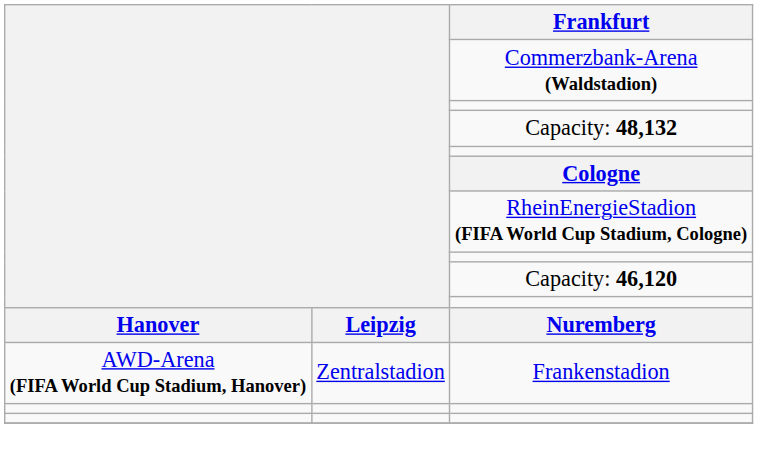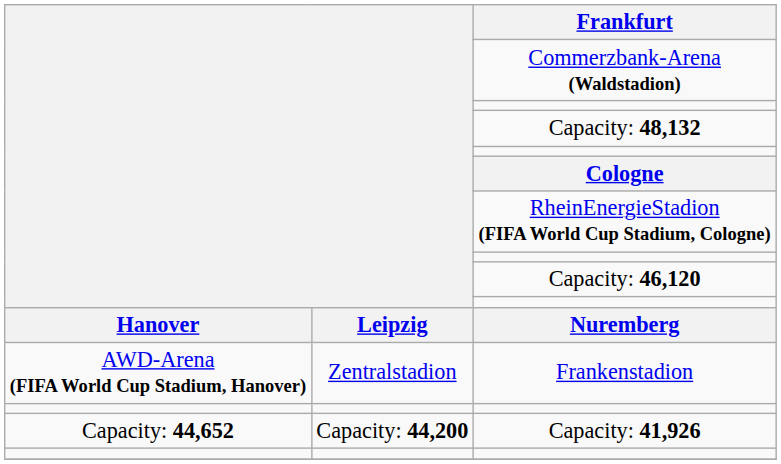+ row: (158, 430)
